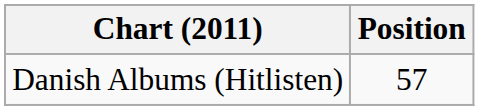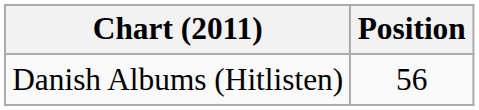(412, 79) 57 -> (412, 79) 56
